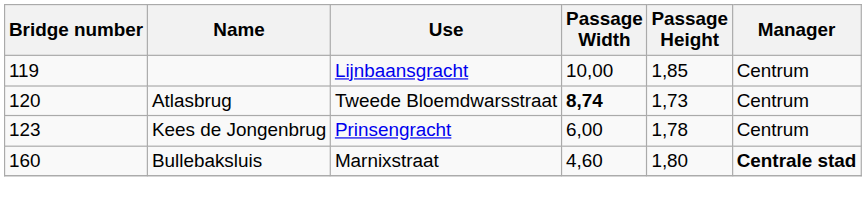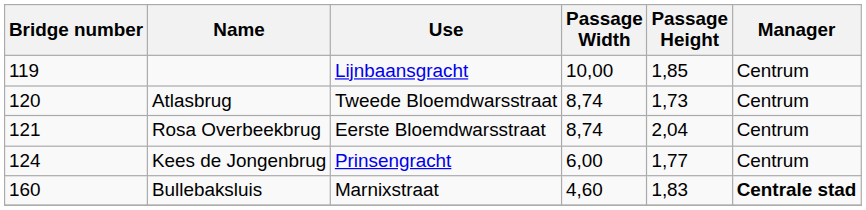(584, 100) bold -> (584, 100) normal
+ row: (236, 130)
(25, 130) 123 -> (25, 160) 124
(670, 130) 1,78 -> (670, 160) 1,77
(670, 160) 1,80 -> (670, 190) 1,83
